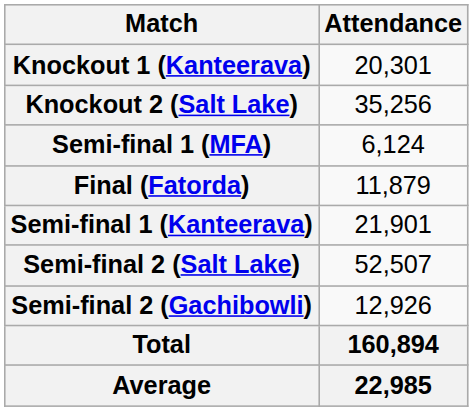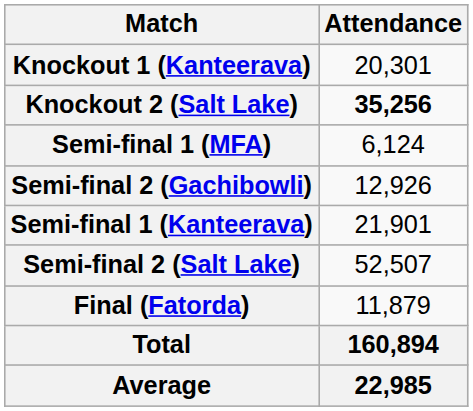(393, 104) normal -> (393, 104) bold
rows swapped: (162, 305) <-> (162, 184)
